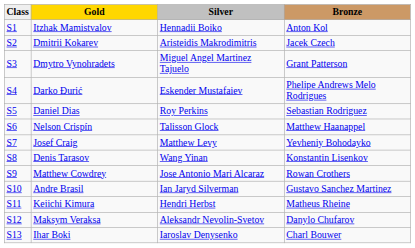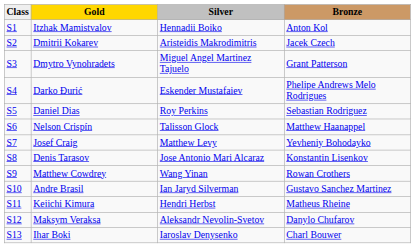(184, 158) Wang Yinan -> (212, 158) Jose Antonio Mari Alcaraz
(212, 173) Jose Antonio Mari Alcaraz -> (184, 173) Wang Yinan
